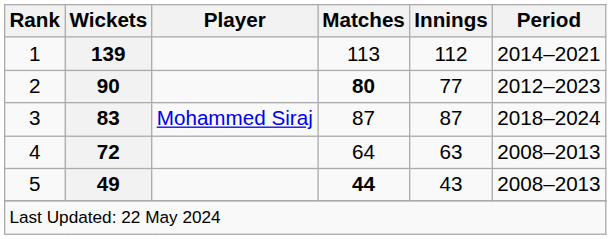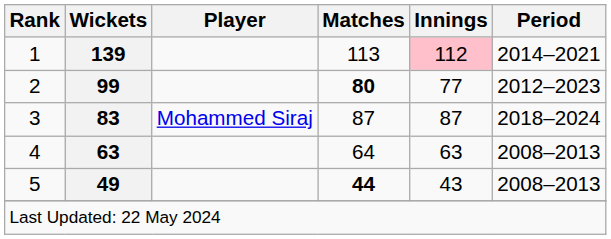(451, 53) no background -> (451, 53) pink background
(108, 86) 90 -> (108, 86) 99
(108, 151) 72 -> (108, 151) 63
